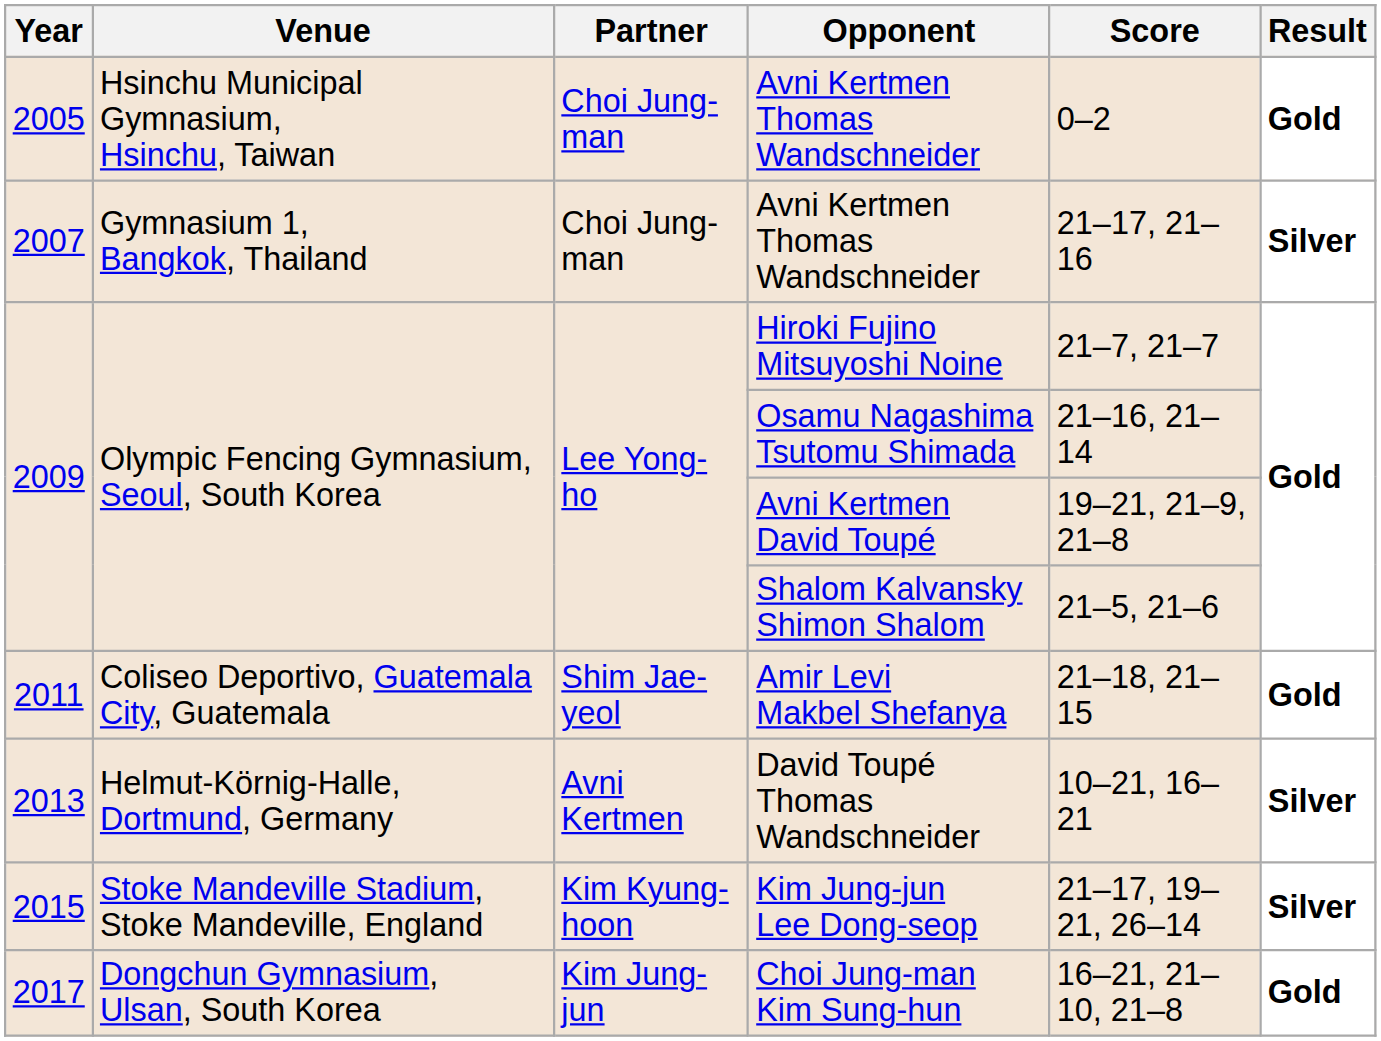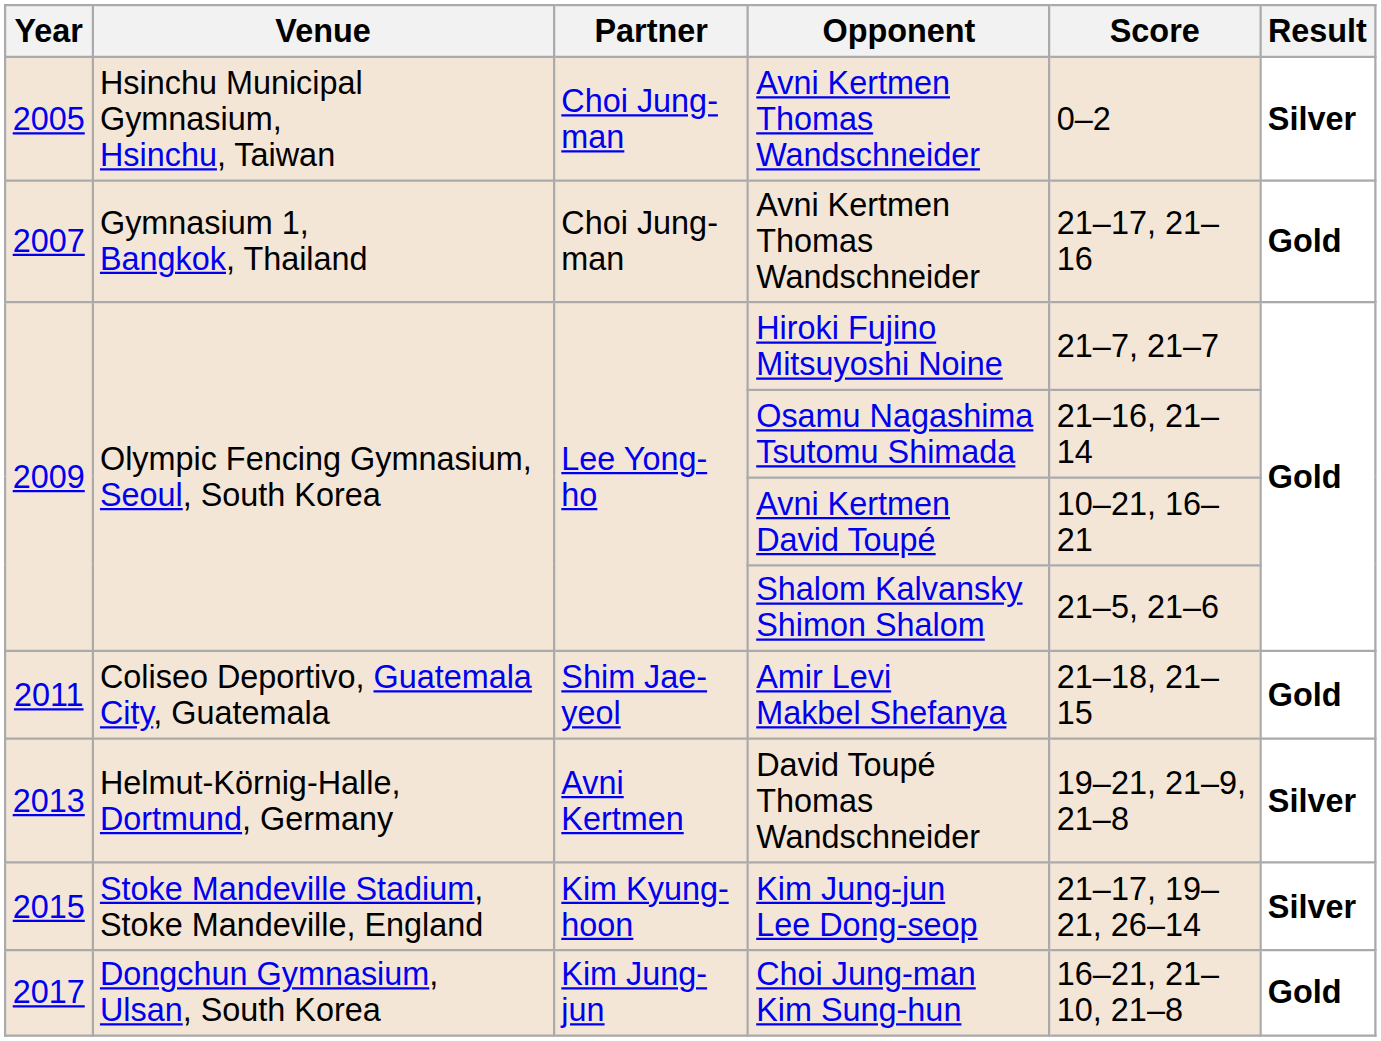(1305, 118) Gold -> (1312, 118) Silver
(1312, 241) Silver -> (1305, 241) Gold
(1151, 521) 19–21, 21–9, 21–8 -> (1138, 521) 10–21, 16–21
(1138, 801) 10–21, 16–21 -> (1151, 801) 19–21, 21–9, 21–8
